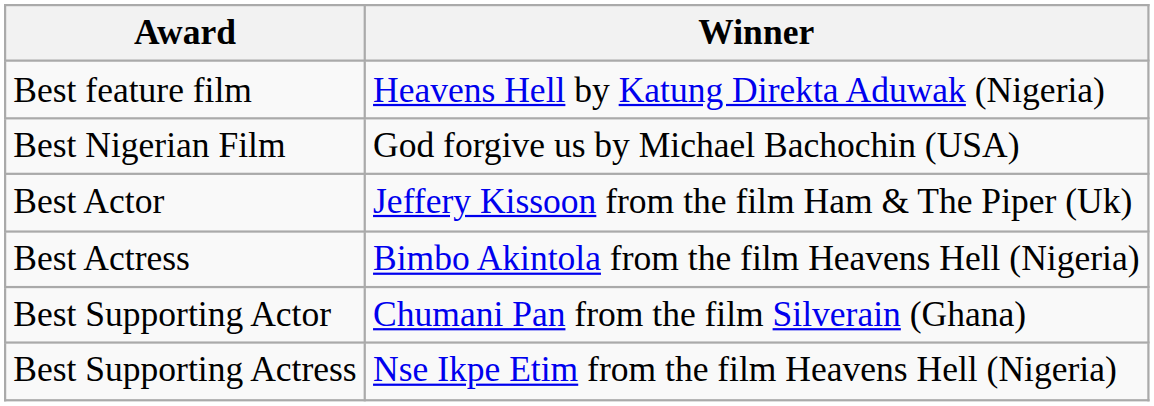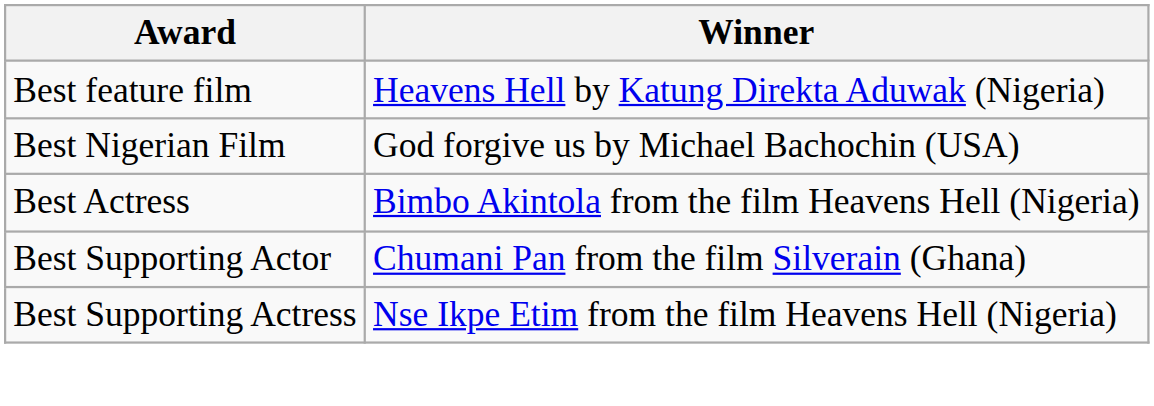- row: (89, 201)
